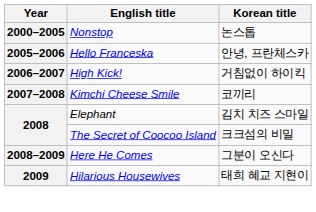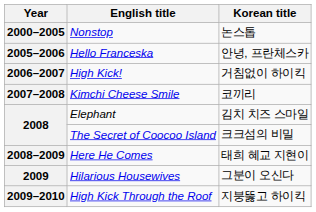(257, 155) 그분이 오신다 -> (265, 155) 태희 혜교 지현이
(265, 175) 태희 혜교 지현이 -> (257, 175) 그분이 오신다
+ row: (141, 196)
